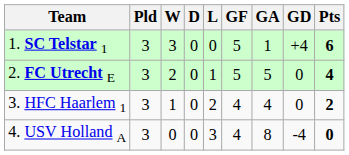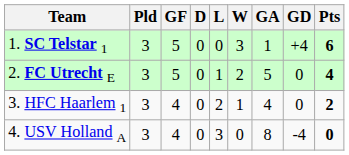columns swapped: (173, 17) <-> (237, 17)
